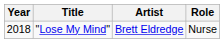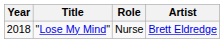columns swapped: (149, 13) <-> (203, 13)
